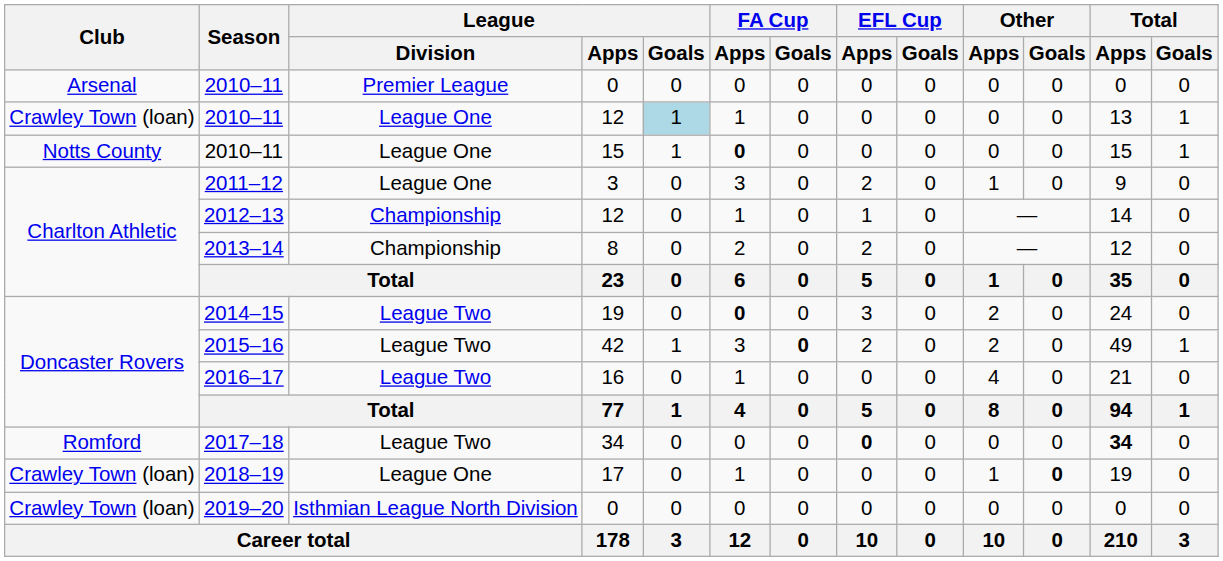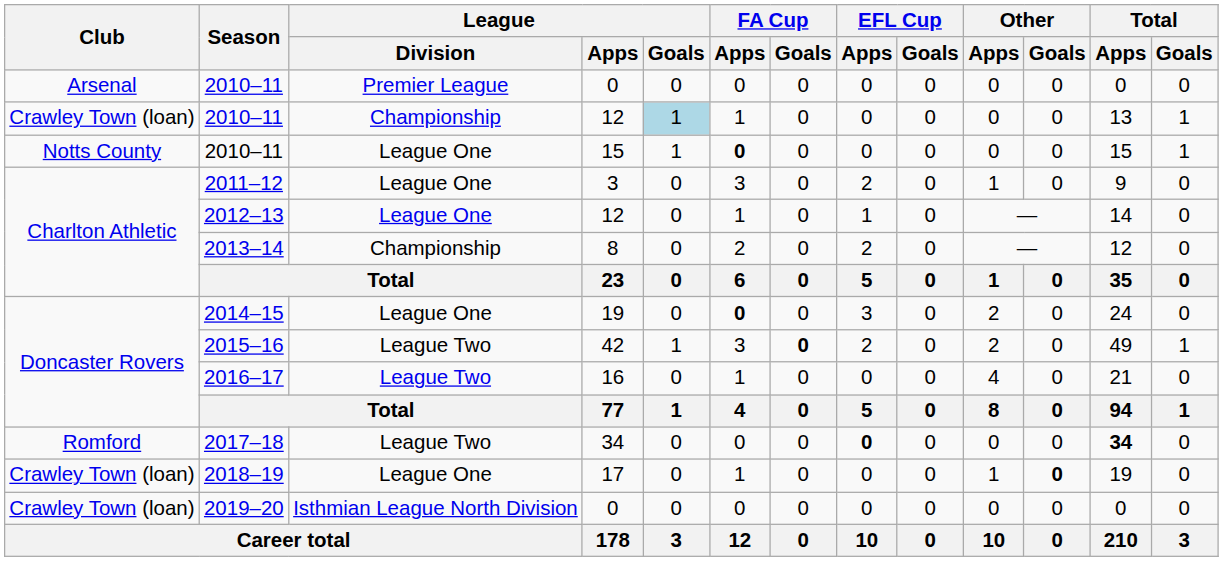(435, 118) League One -> (435, 118) Championship
(435, 215) Championship -> (435, 215) League One
(435, 313) League Two -> (435, 313) League One
